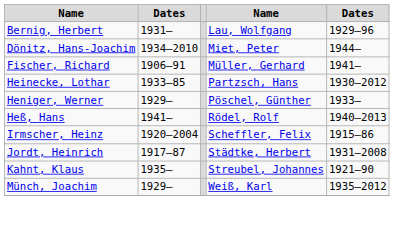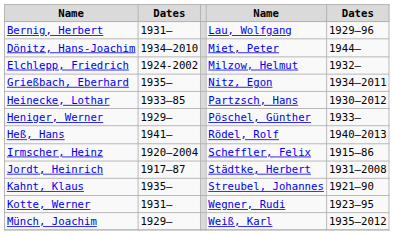+ row: (68, 65)
- row: (58, 65)
+ row: (68, 83)
+ row: (49, 204)
